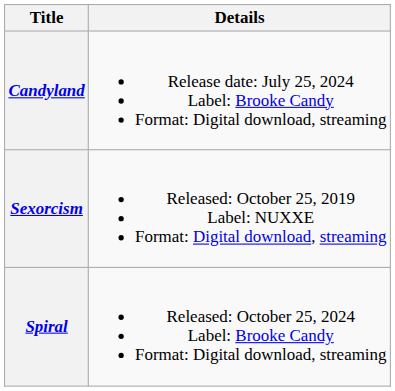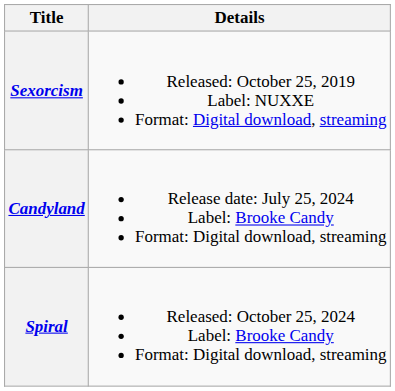rows swapped: (47, 208) <-> (47, 90)
